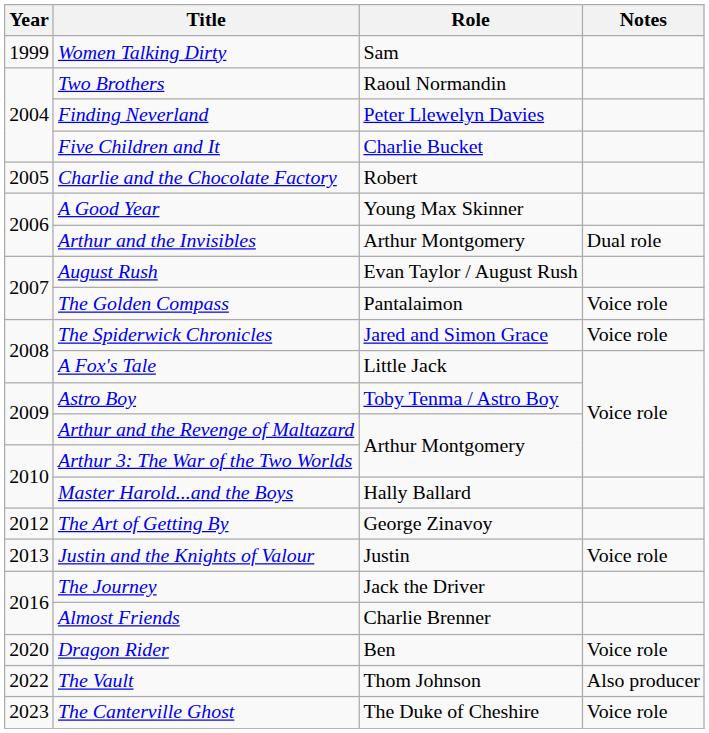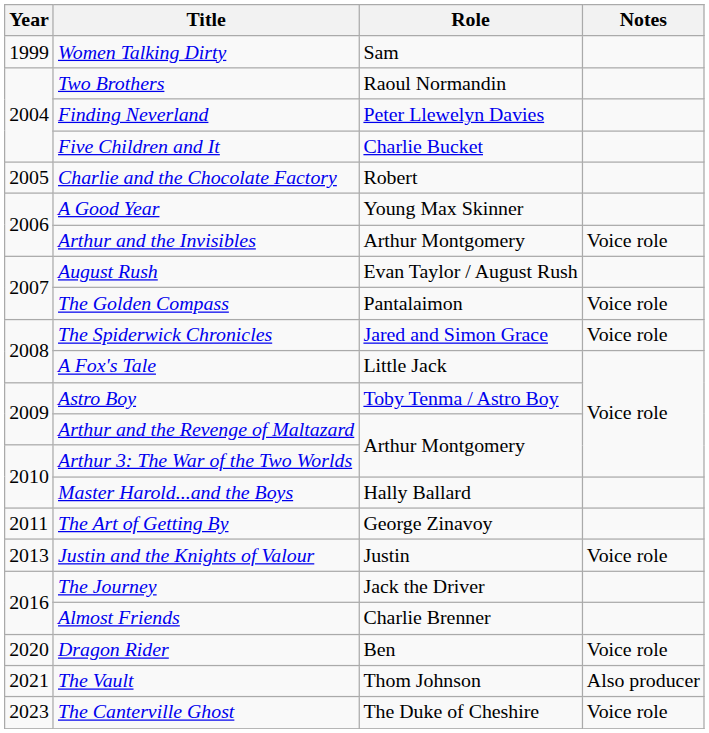(624, 240) Dual role -> (627, 240) Voice role
(29, 523) 2012 -> (29, 523) 2011
(29, 680) 2022 -> (29, 680) 2021
